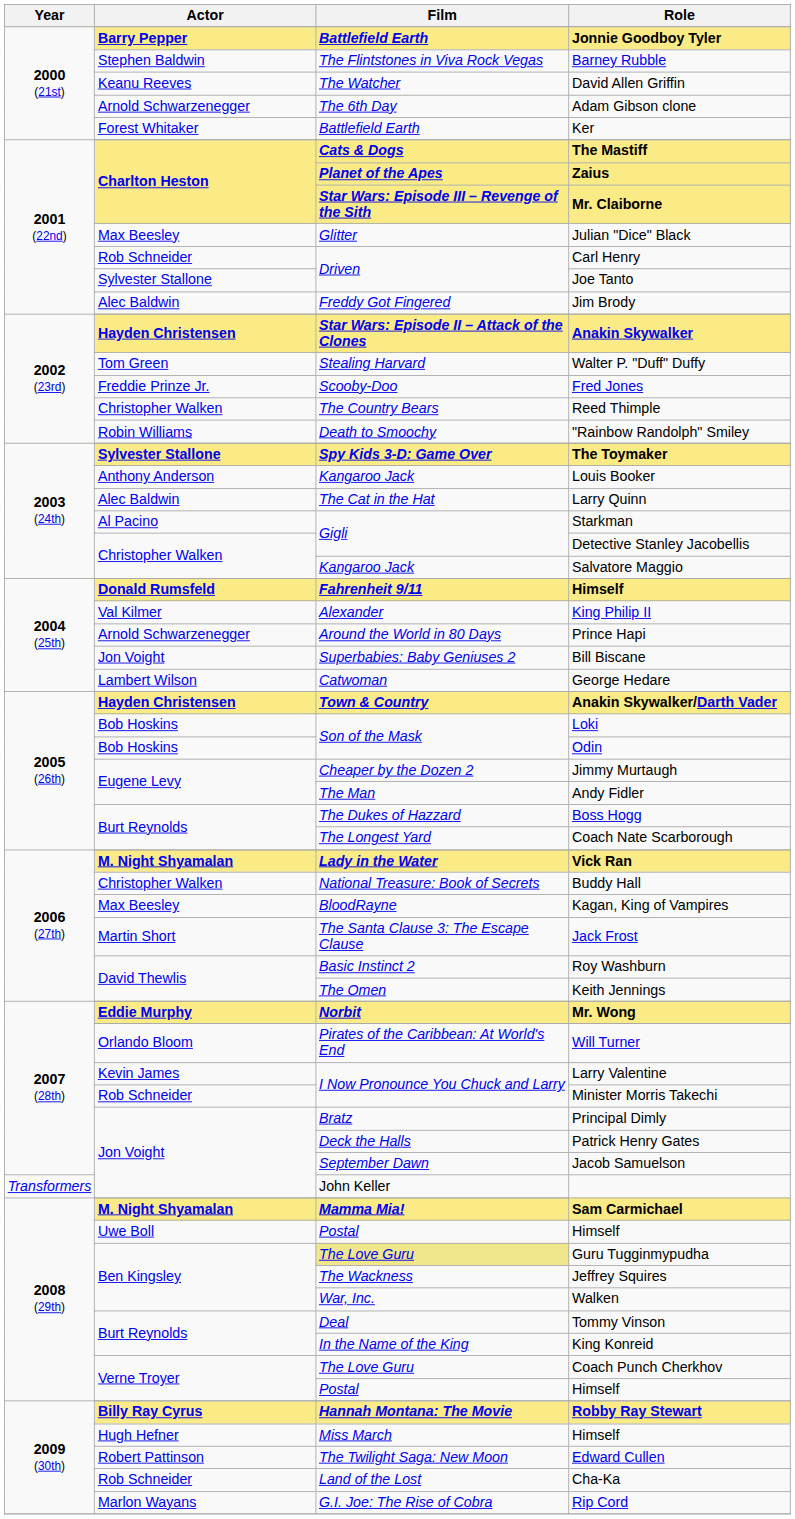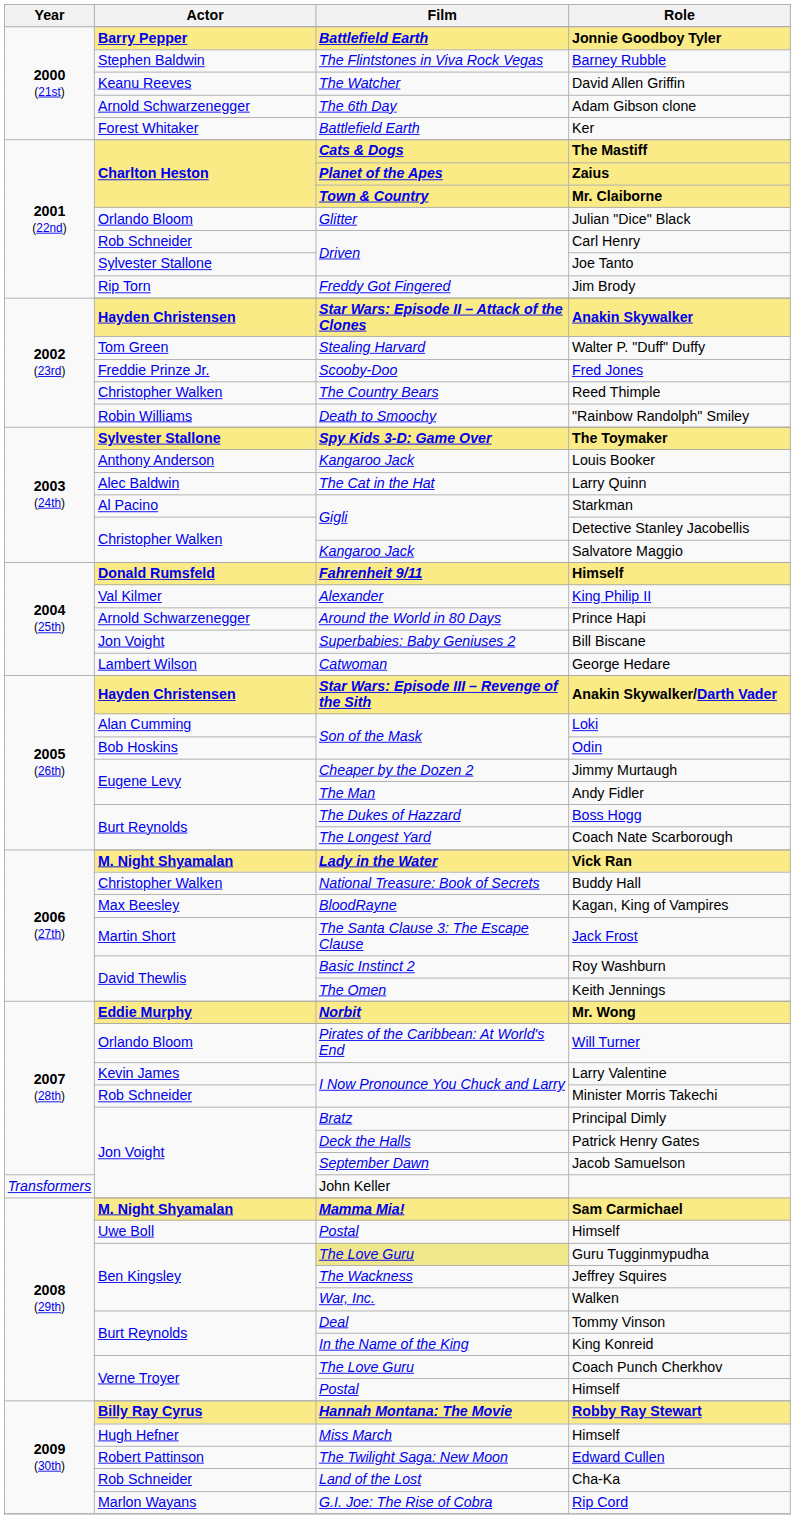(438, 204) Star Wars: Episode III – Revenge of the Sith -> (374, 196) Town & Country
(139, 235) Max Beesley -> (145, 219) Orlando Bloom
(139, 302) Alec Baldwin -> (124, 286) Rip Torn
(374, 702) Town & Country -> (438, 694) Star Wars: Episode III – Revenge of the Sith
(138, 725) Bob Hoskins -> (145, 725) Alan Cumming
